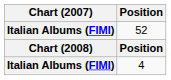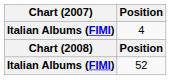rows swapped: (141, 65) <-> (141, 30)
